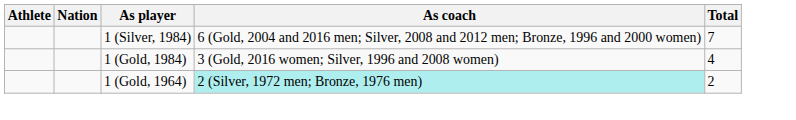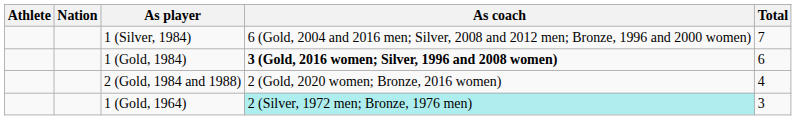(348, 59) normal -> (402, 59) bold
(711, 59) 4 -> (761, 59) 6
+ row: (173, 81)
(711, 81) 2 -> (761, 103) 3
